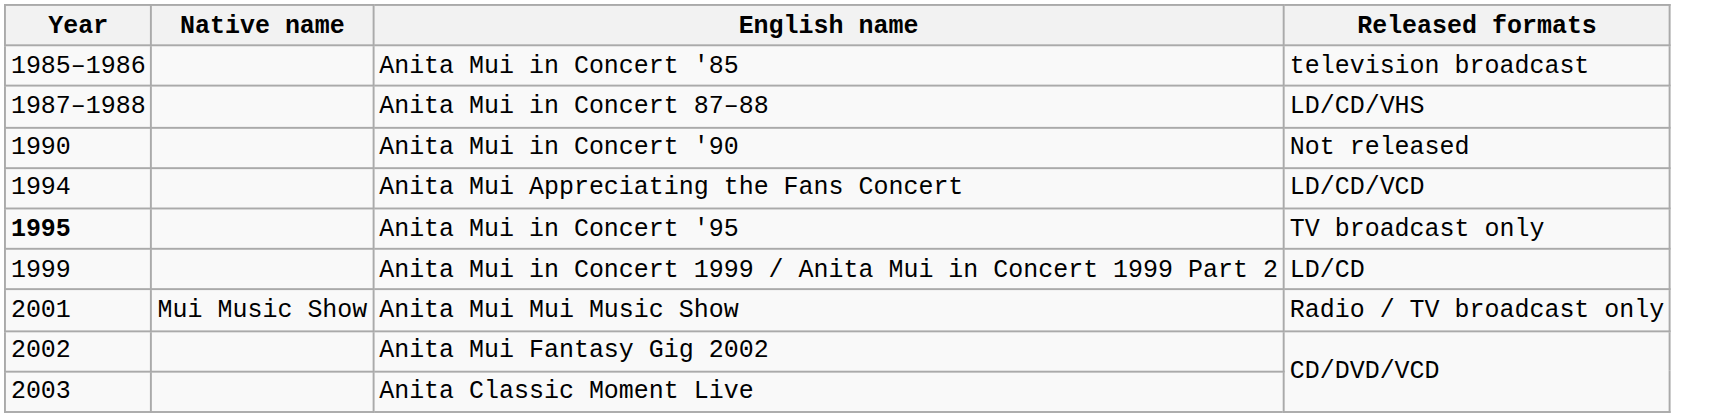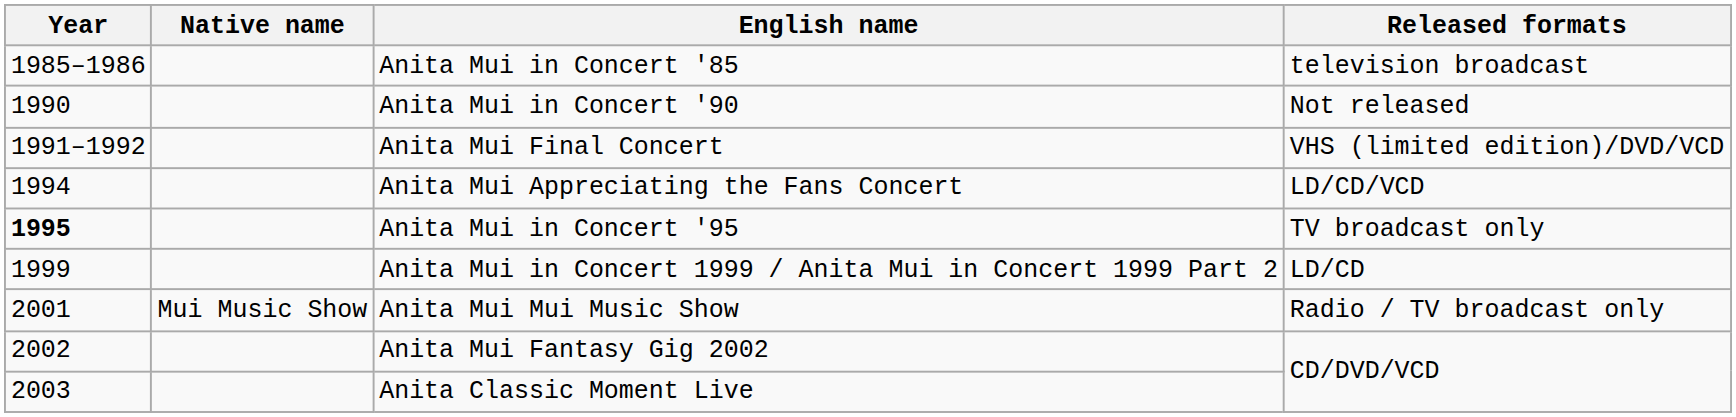- row: (574, 107)
+ row: (551, 147)
